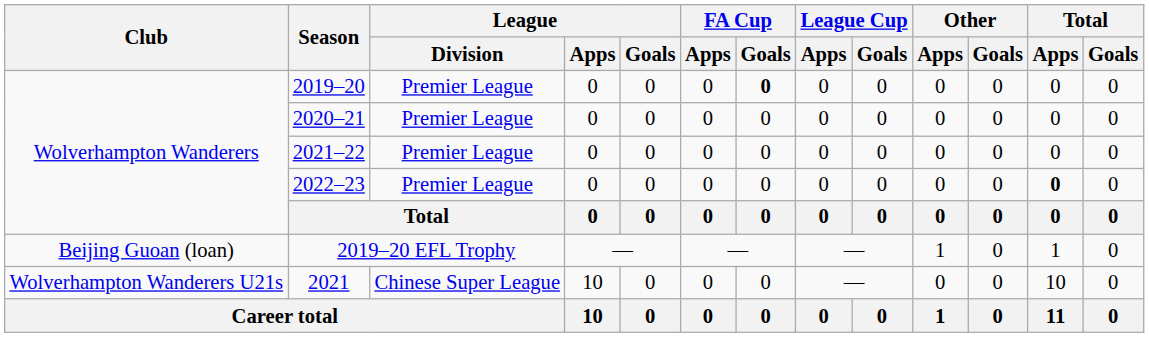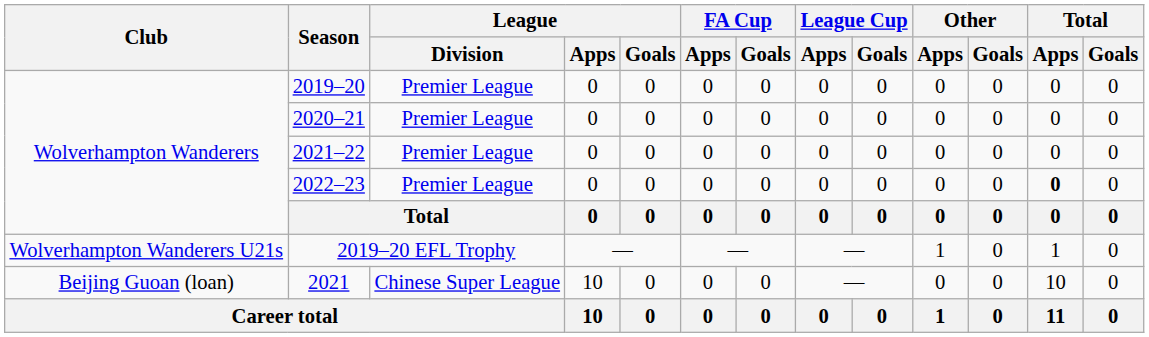(766, 86) bold -> (766, 86) normal
(146, 250) Beijing Guoan (loan) -> (146, 250) Wolverhampton Wanderers U21s
(146, 282) Wolverhampton Wanderers U21s -> (146, 282) Beijing Guoan (loan)
